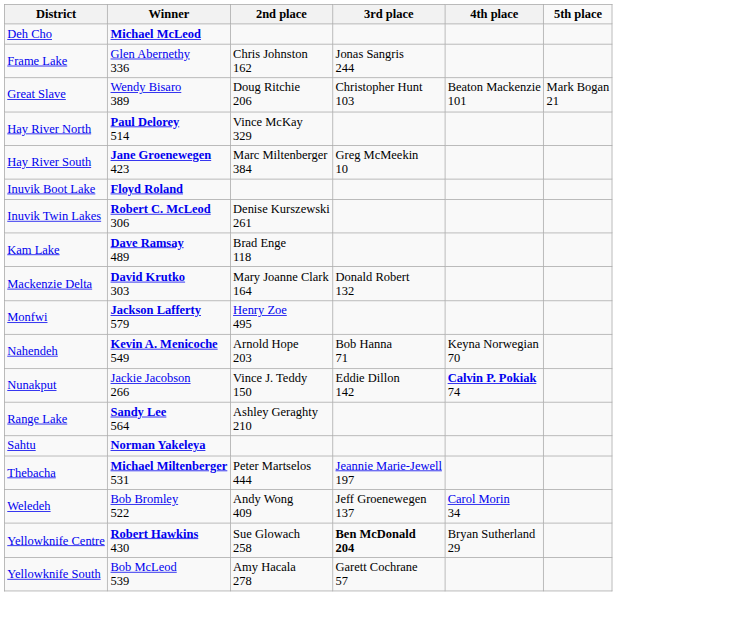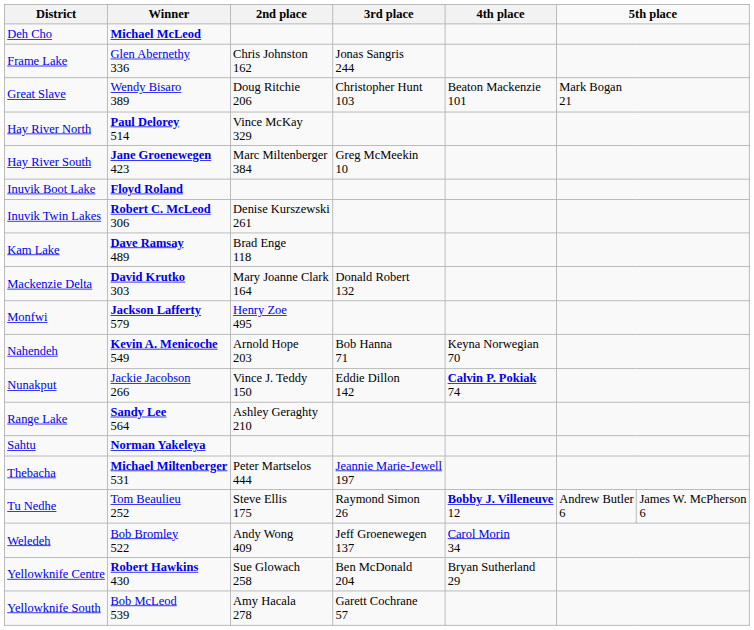+ row: (32, 506)
(376, 540) bold -> (374, 574) normal
